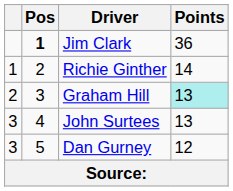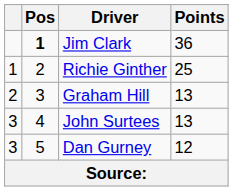(184, 70) 14 -> (184, 70) 25
(184, 96) paleturquoise background -> (184, 96) no background
